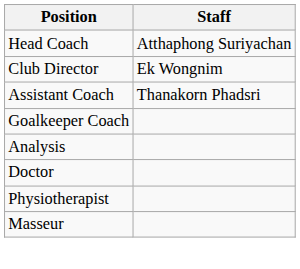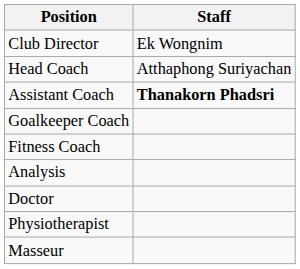rows swapped: (53, 69) <-> (48, 43)
(199, 95) normal -> (205, 95) bold
+ row: (54, 146)
